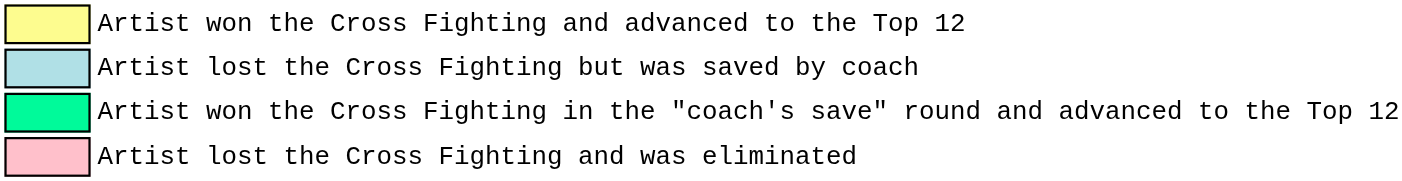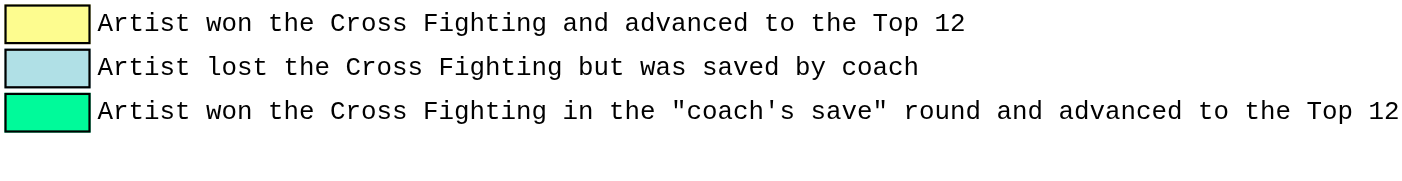- row: (477, 157)
